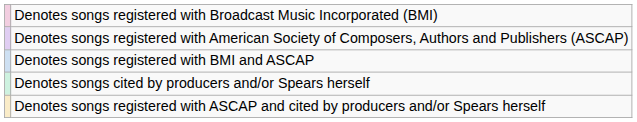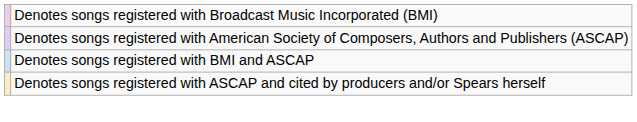- row: (192, 83)
